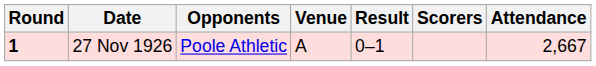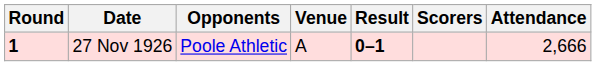(370, 46) normal -> (370, 46) bold
(564, 46) 2,667 -> (564, 46) 2,666
